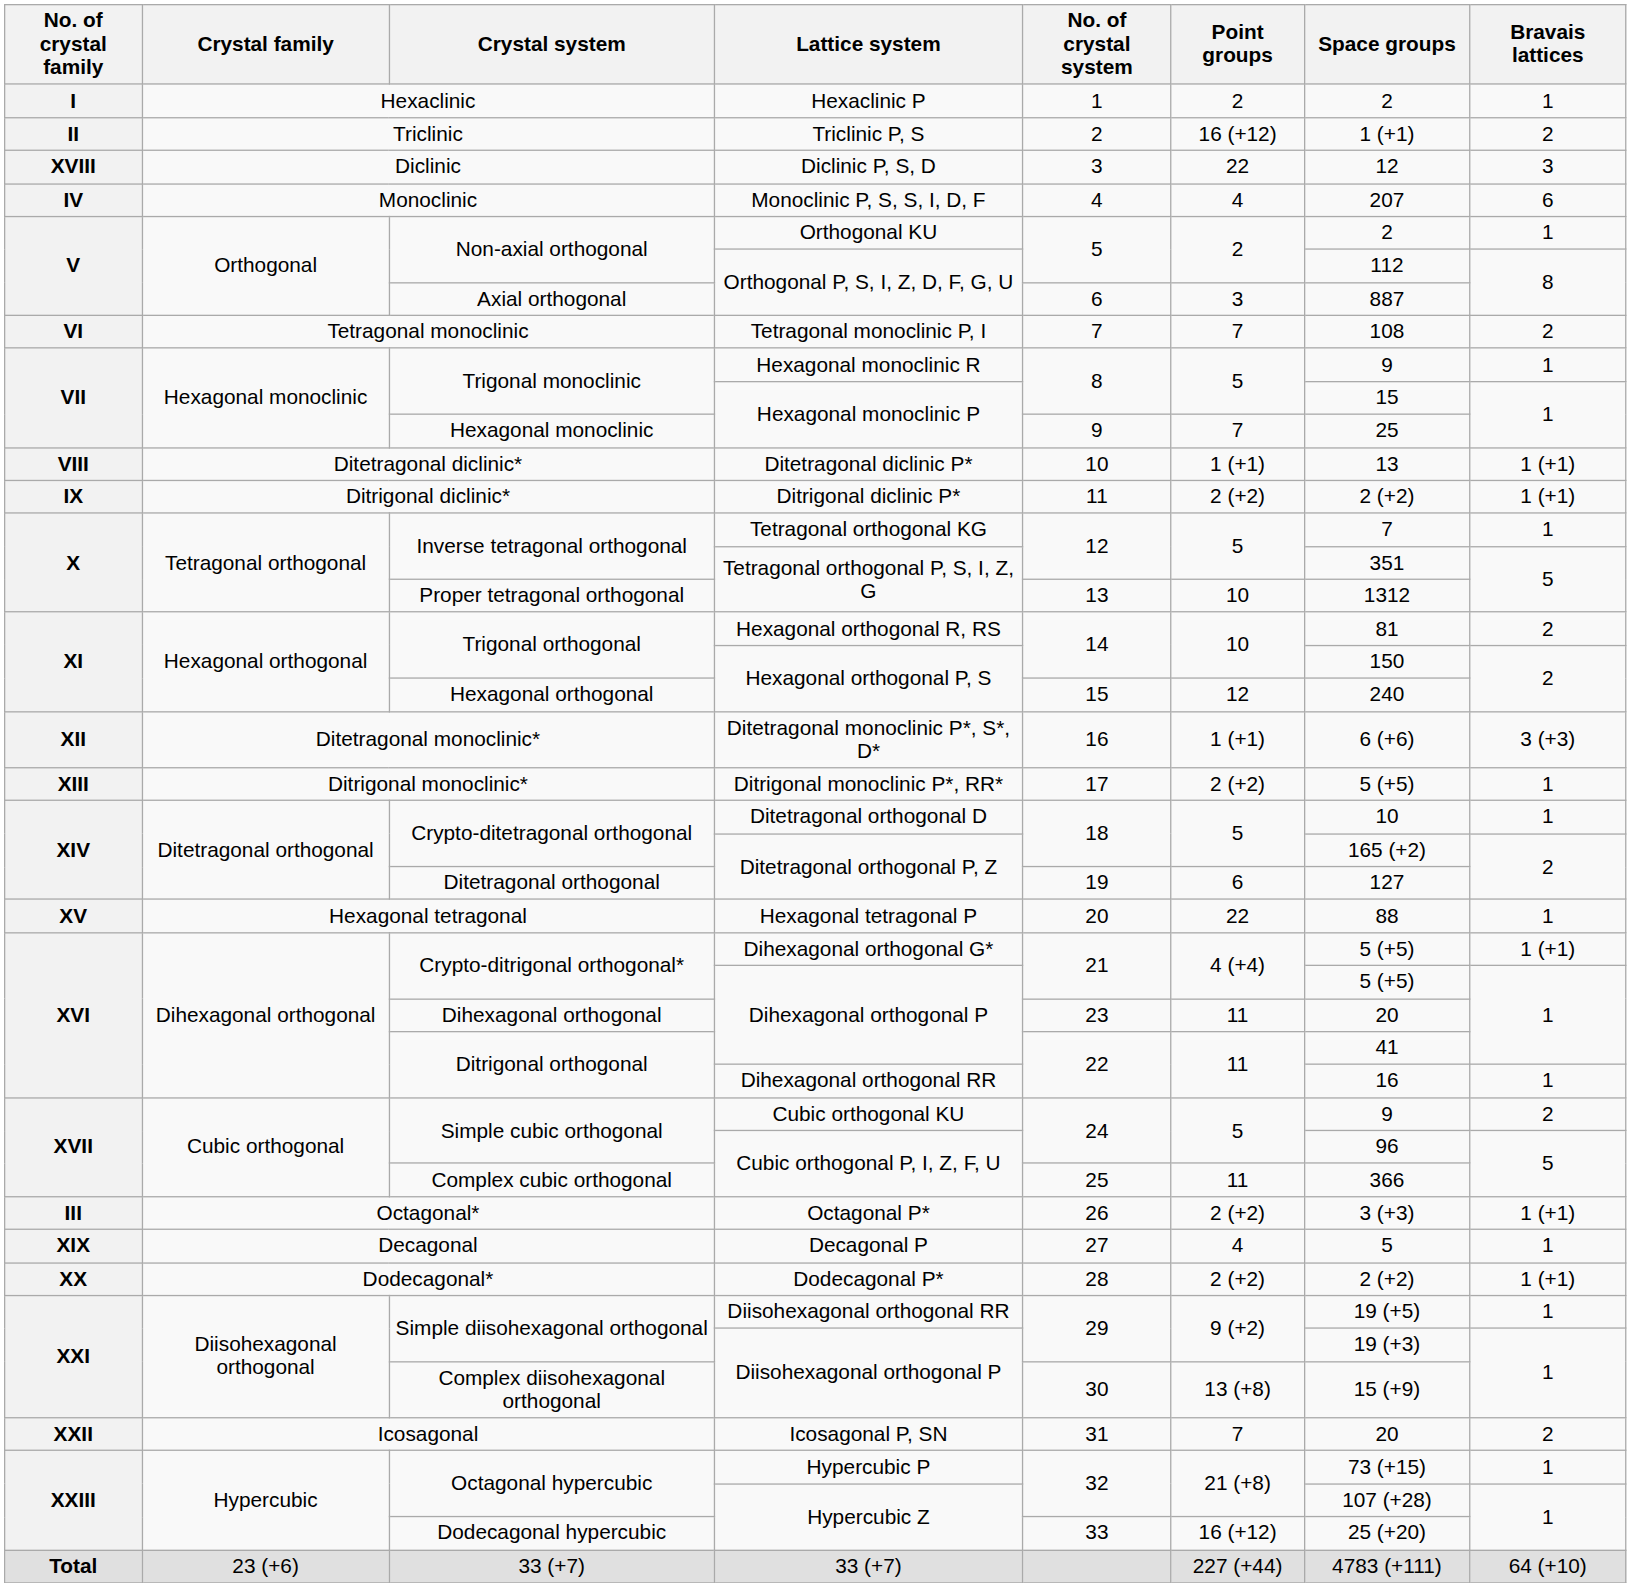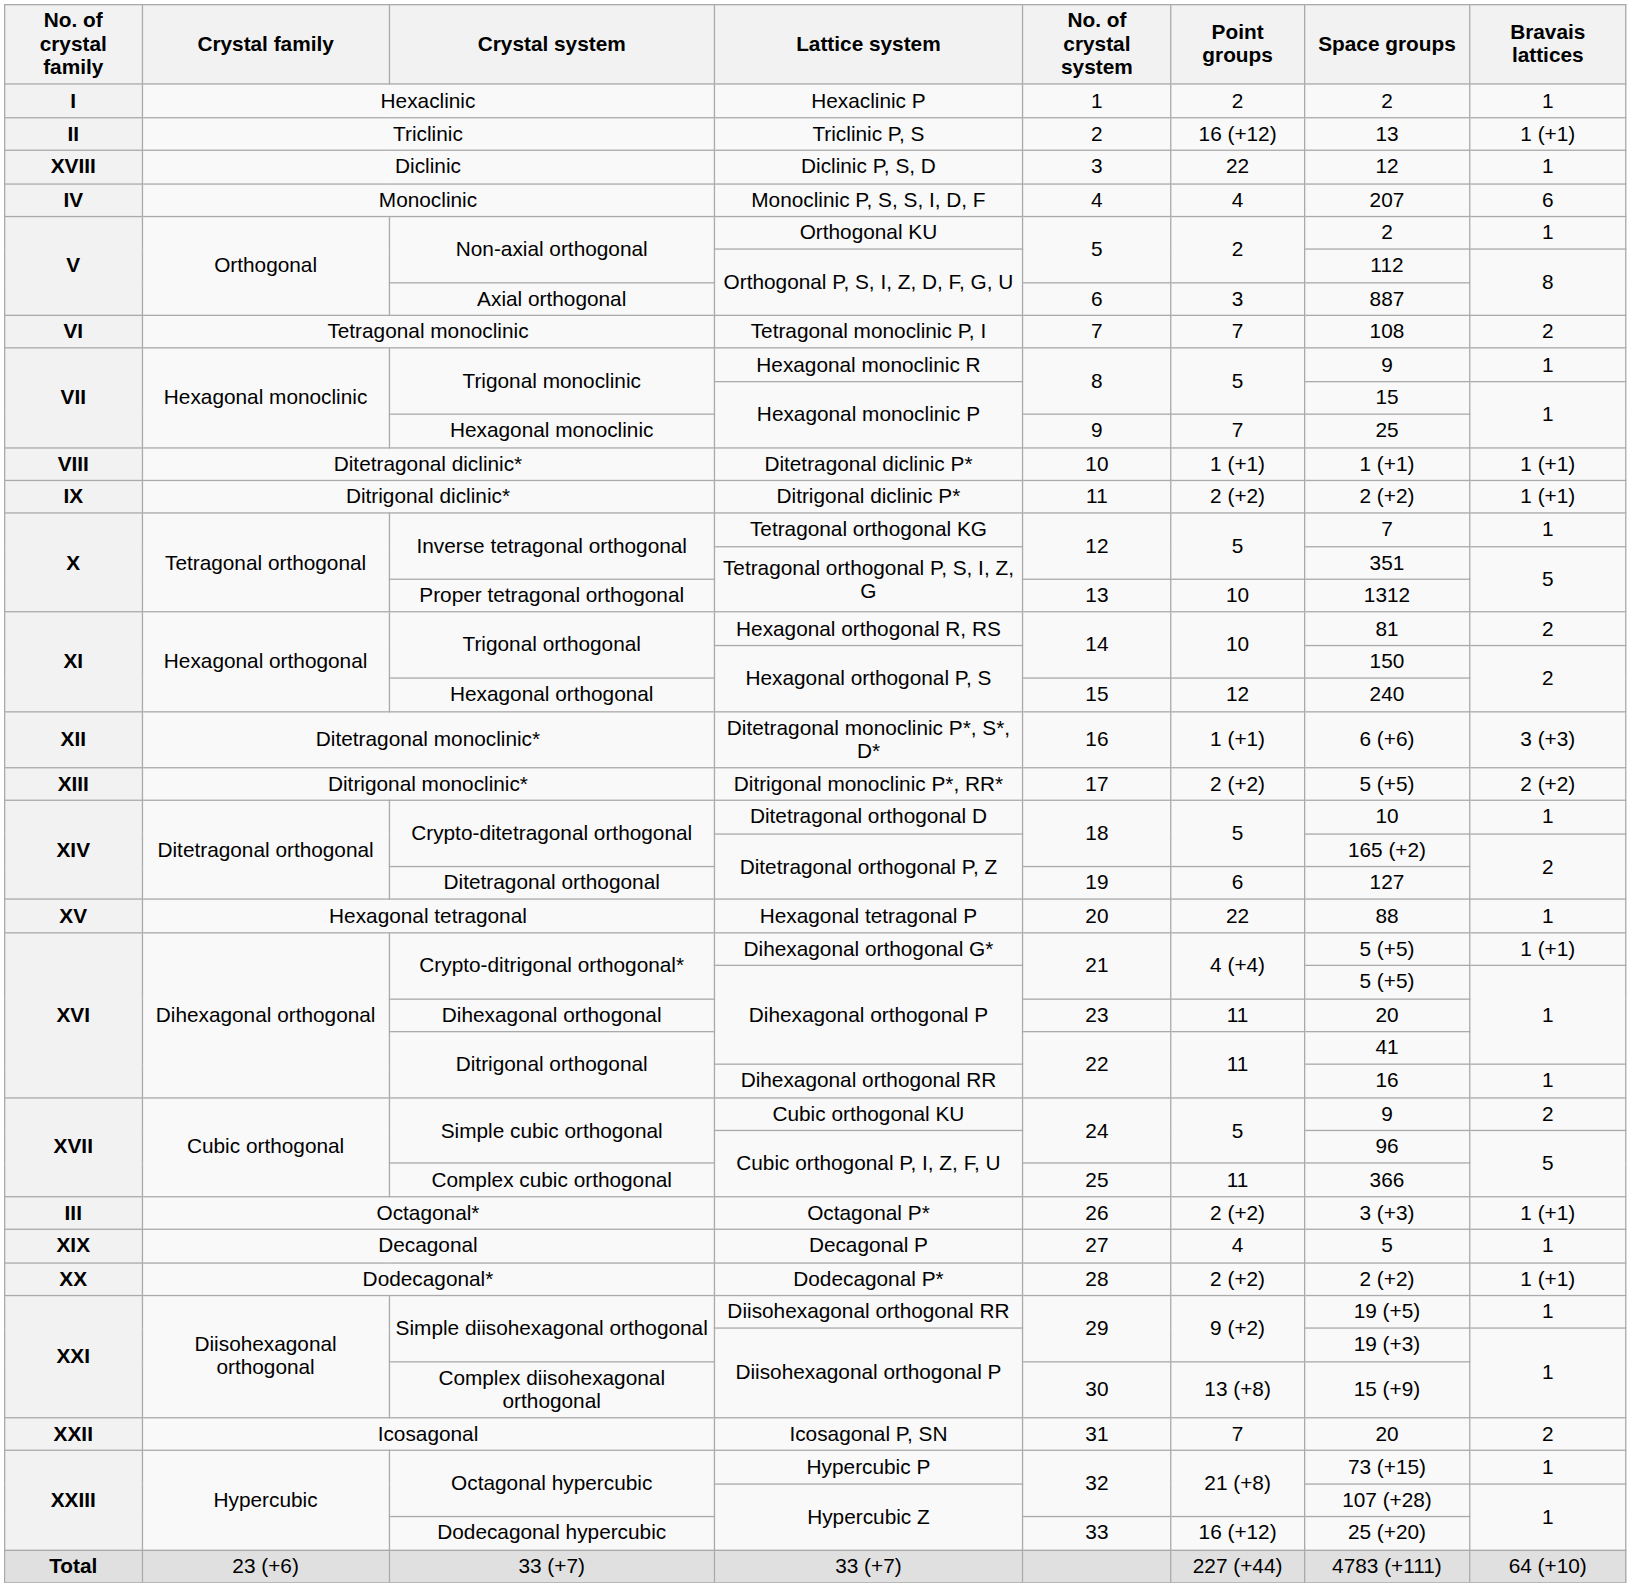(1387, 133) 1 (+1) -> (1387, 133) 13
(1548, 133) 2 -> (1548, 133) 1 (+1)
(1548, 166) 3 -> (1548, 166) 1
(1387, 463) 13 -> (1387, 463) 1 (+1)
(1548, 783) 1 -> (1548, 783) 2 (+2)
